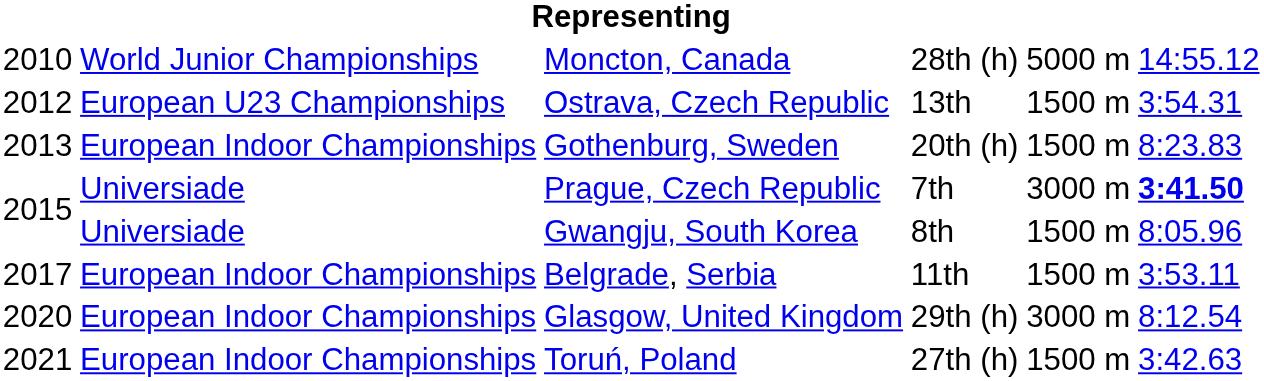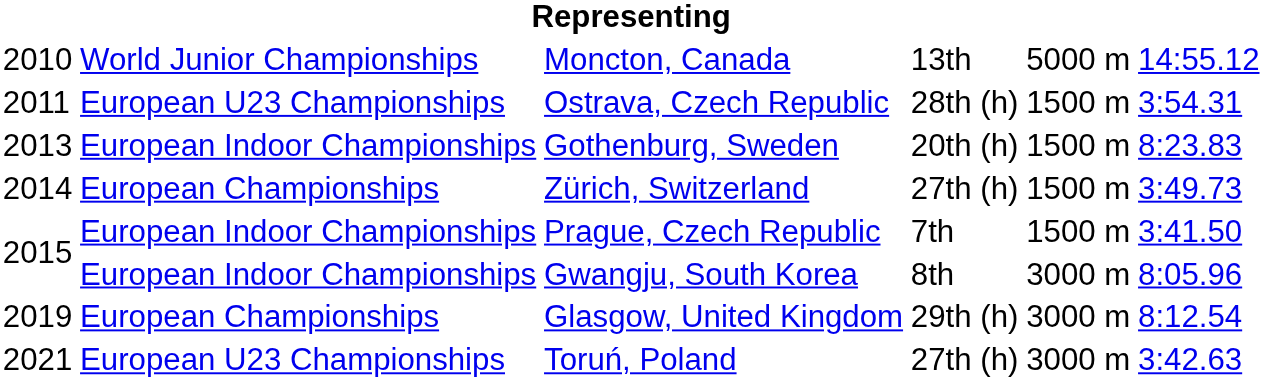(965, 59) 28th (h) -> (941, 59) 13th
(38, 102) 2012 -> (36, 102) 2011
(941, 102) 13th -> (965, 102) 28th (h)
+ row: (677, 188)
(162, 188) Universiade -> (308, 231) European Indoor Championships
(1078, 188) 3000 m -> (1078, 231) 1500 m
(1191, 188) bold -> (1190, 231) normal
(162, 231) Universiade -> (308, 274) European Indoor Championships
(1078, 231) 1500 m -> (1078, 274) 3000 m
- row: (660, 274)
(38, 317) 2020 -> (38, 317) 2019
(308, 317) European Indoor Championships -> (260, 317) European Championships
(308, 360) European Indoor Championships -> (293, 360) European U23 Championships
(1078, 360) 1500 m -> (1078, 360) 3000 m
